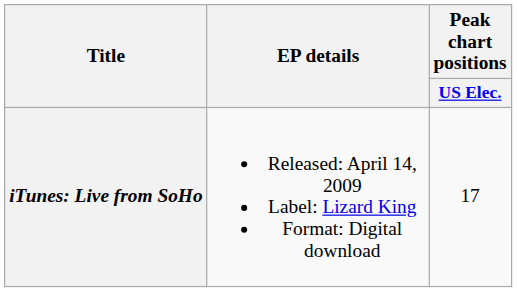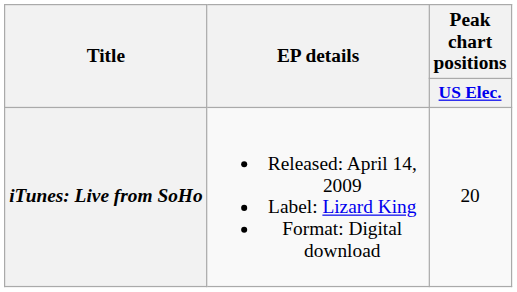(470, 196) 17 -> (470, 196) 20
